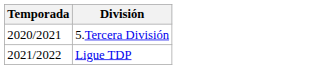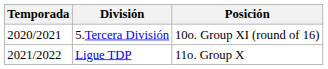+ column: (247, 14)
